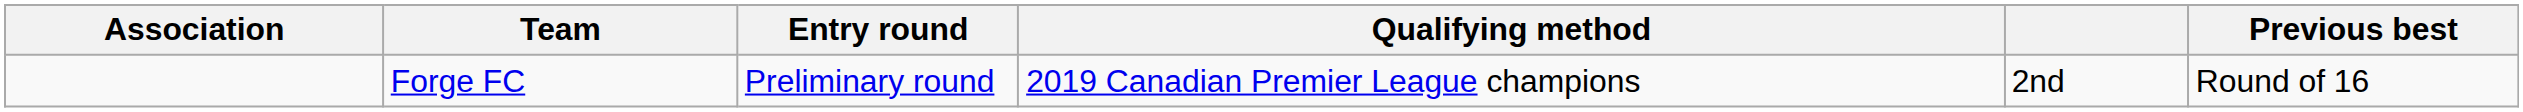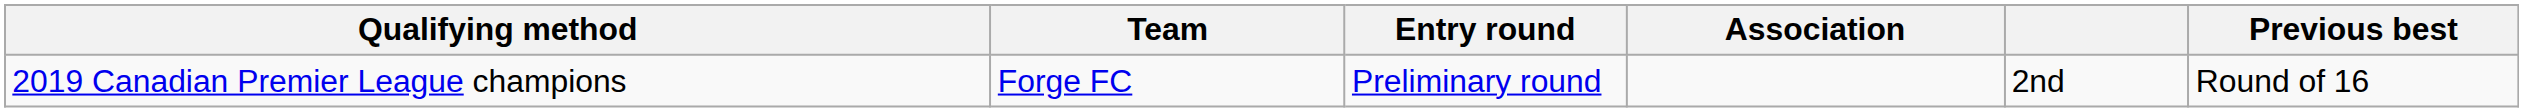columns swapped: (194, 29) <-> (1512, 29)
